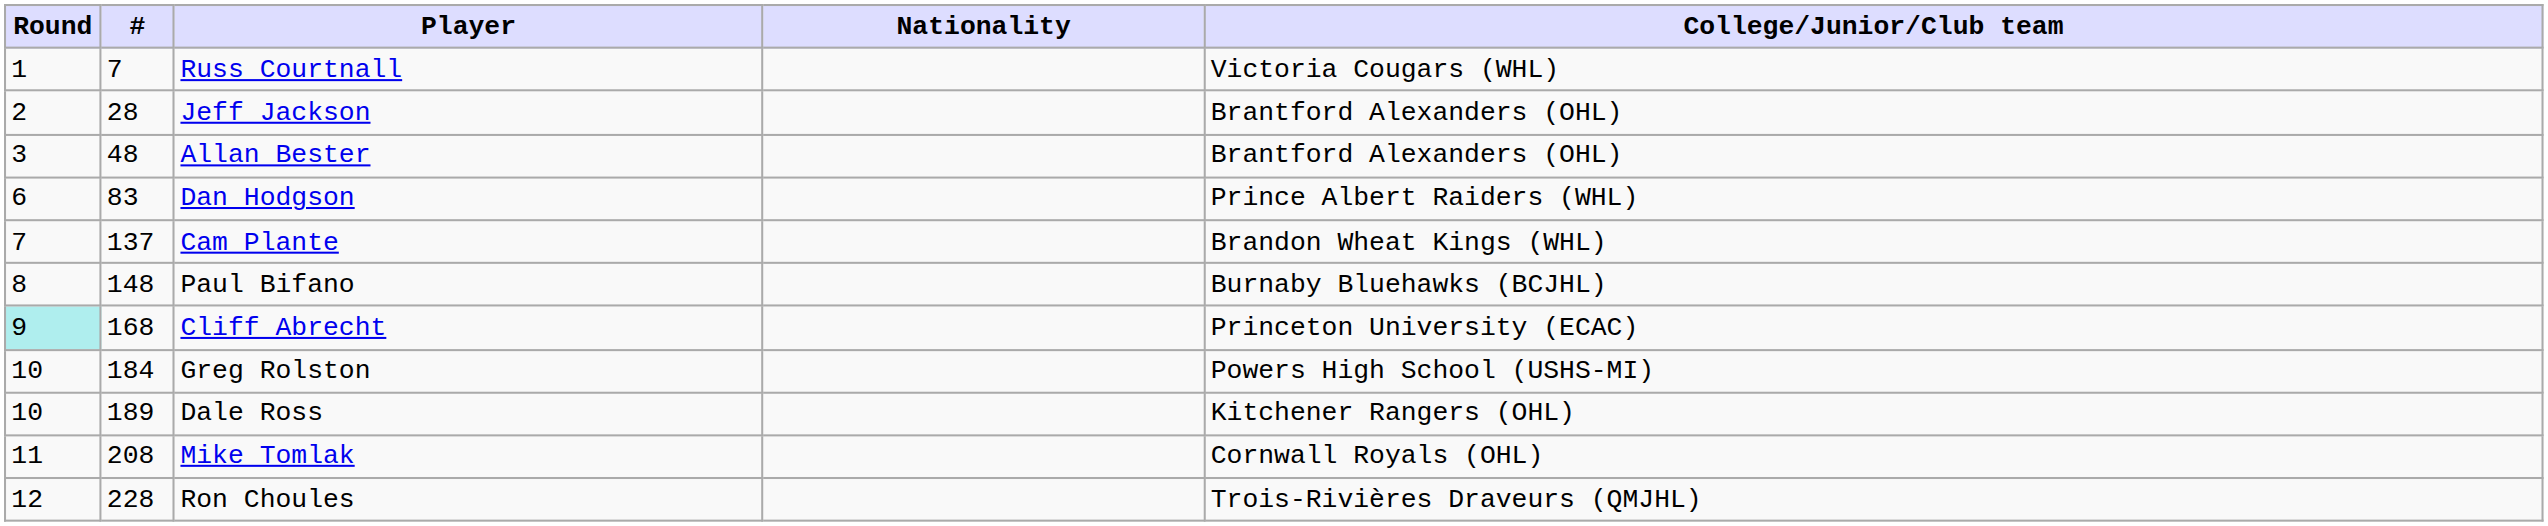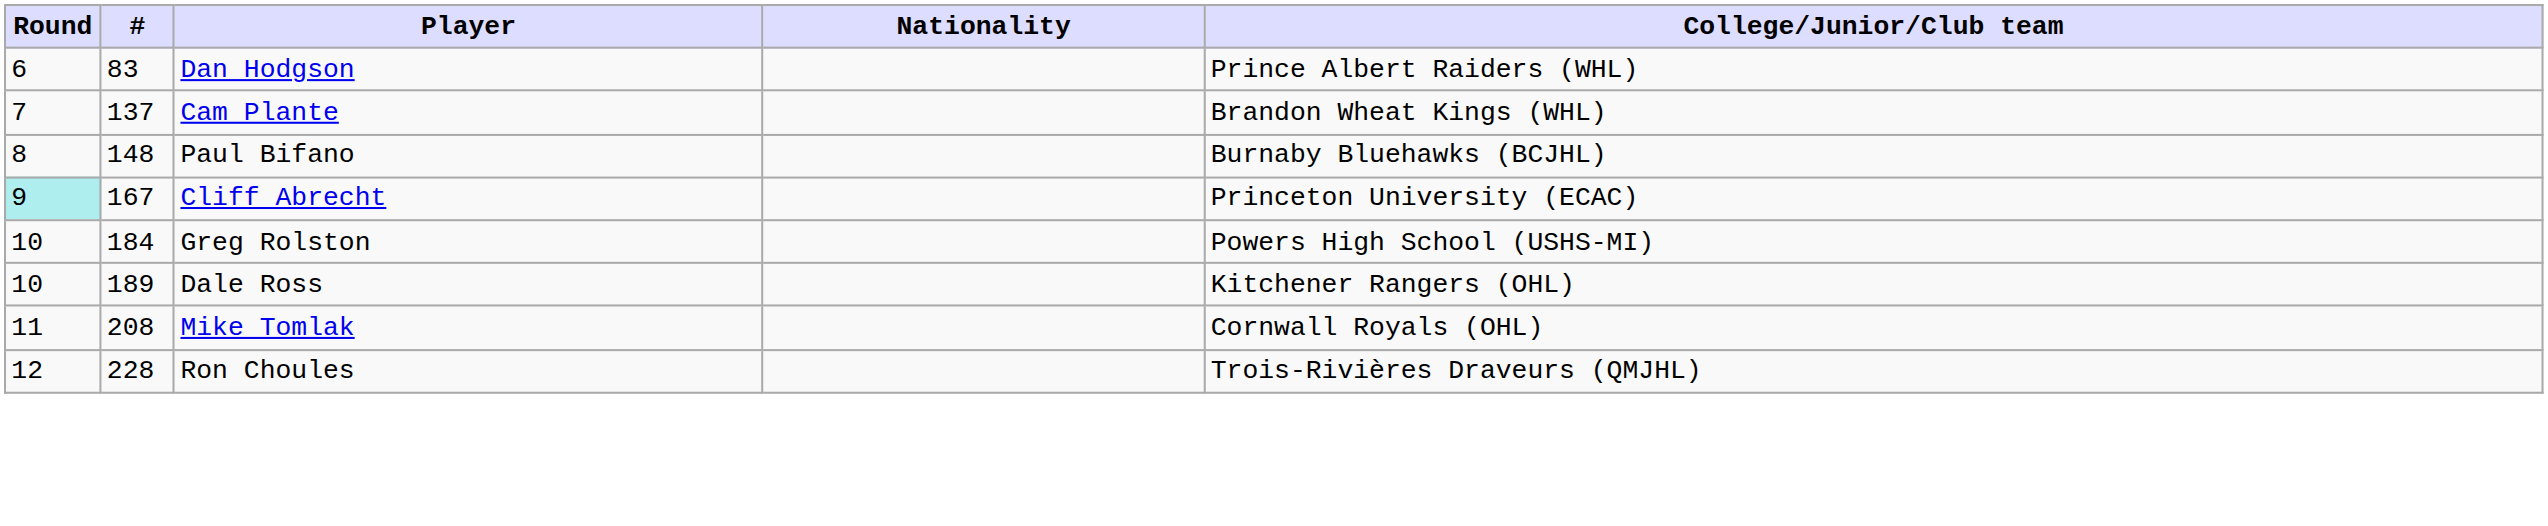- row: (291, 70)
- row: (275, 113)
- row: (275, 156)
(131, 328) 168 -> (131, 199) 167
